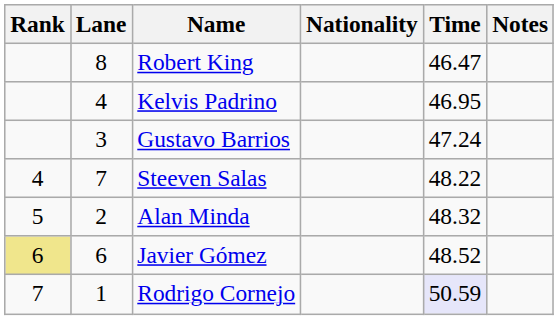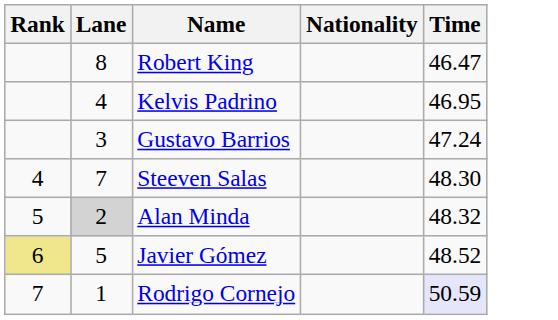- column: (520, 23)
(455, 178) 48.22 -> (455, 178) 48.30
(101, 216) no background -> (101, 216) lightgrey background
(101, 255) 6 -> (101, 255) 5
